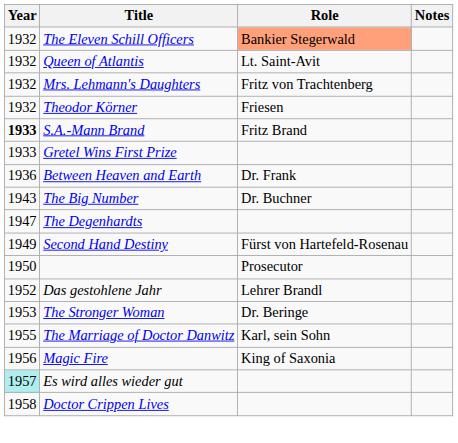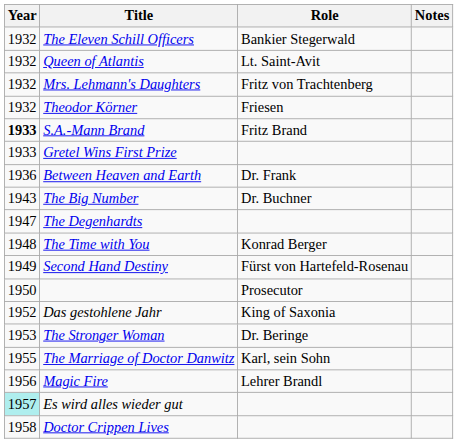(298, 38) lightsalmon background -> (298, 38) no background
+ row: (96, 244)
(282, 289) Lehrer Brandl -> (288, 312) King of Saxonia
(288, 358) King of Saxonia -> (282, 381) Lehrer Brandl
